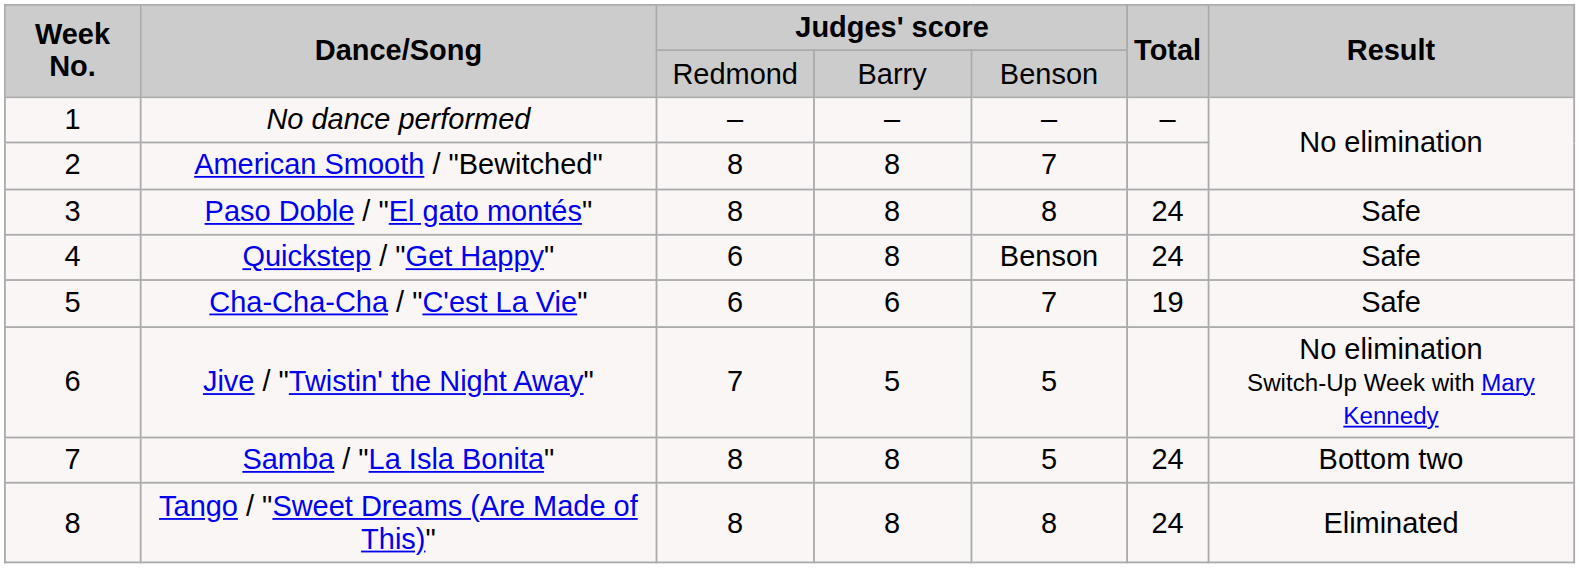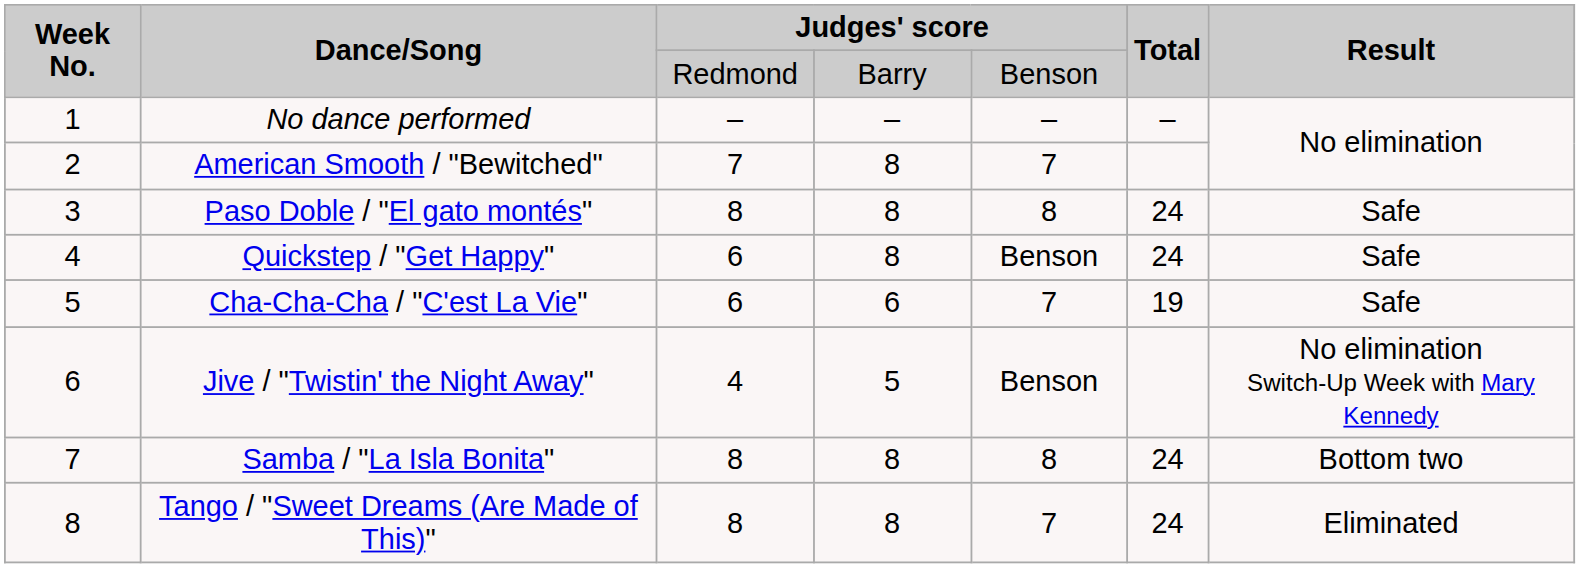(735, 165) 8 -> (735, 165) 7
(735, 381) 7 -> (735, 381) 4
(1049, 381) 5 -> (1049, 381) Benson
(1049, 460) 5 -> (1049, 460) 8
(1049, 522) 8 -> (1049, 522) 7
